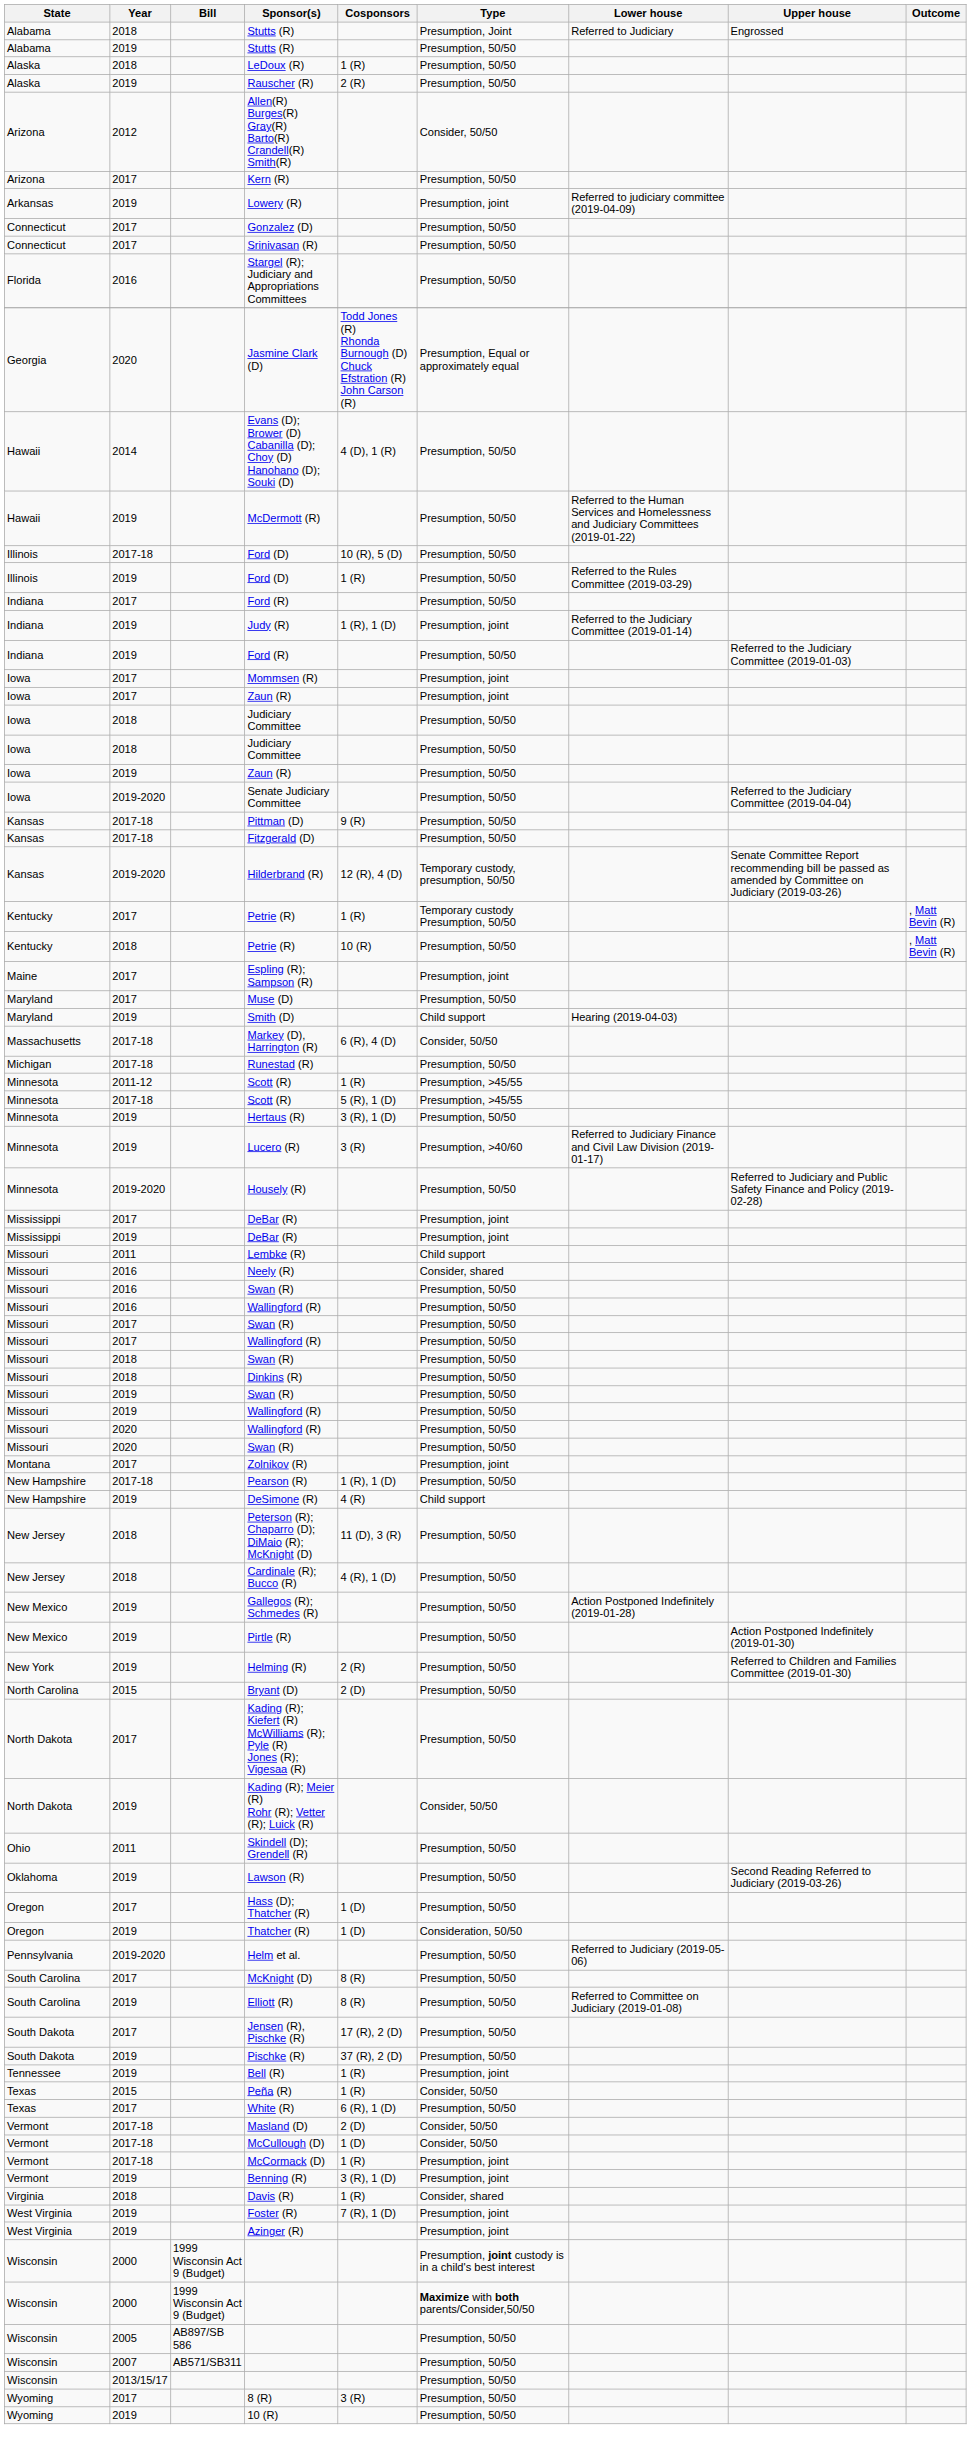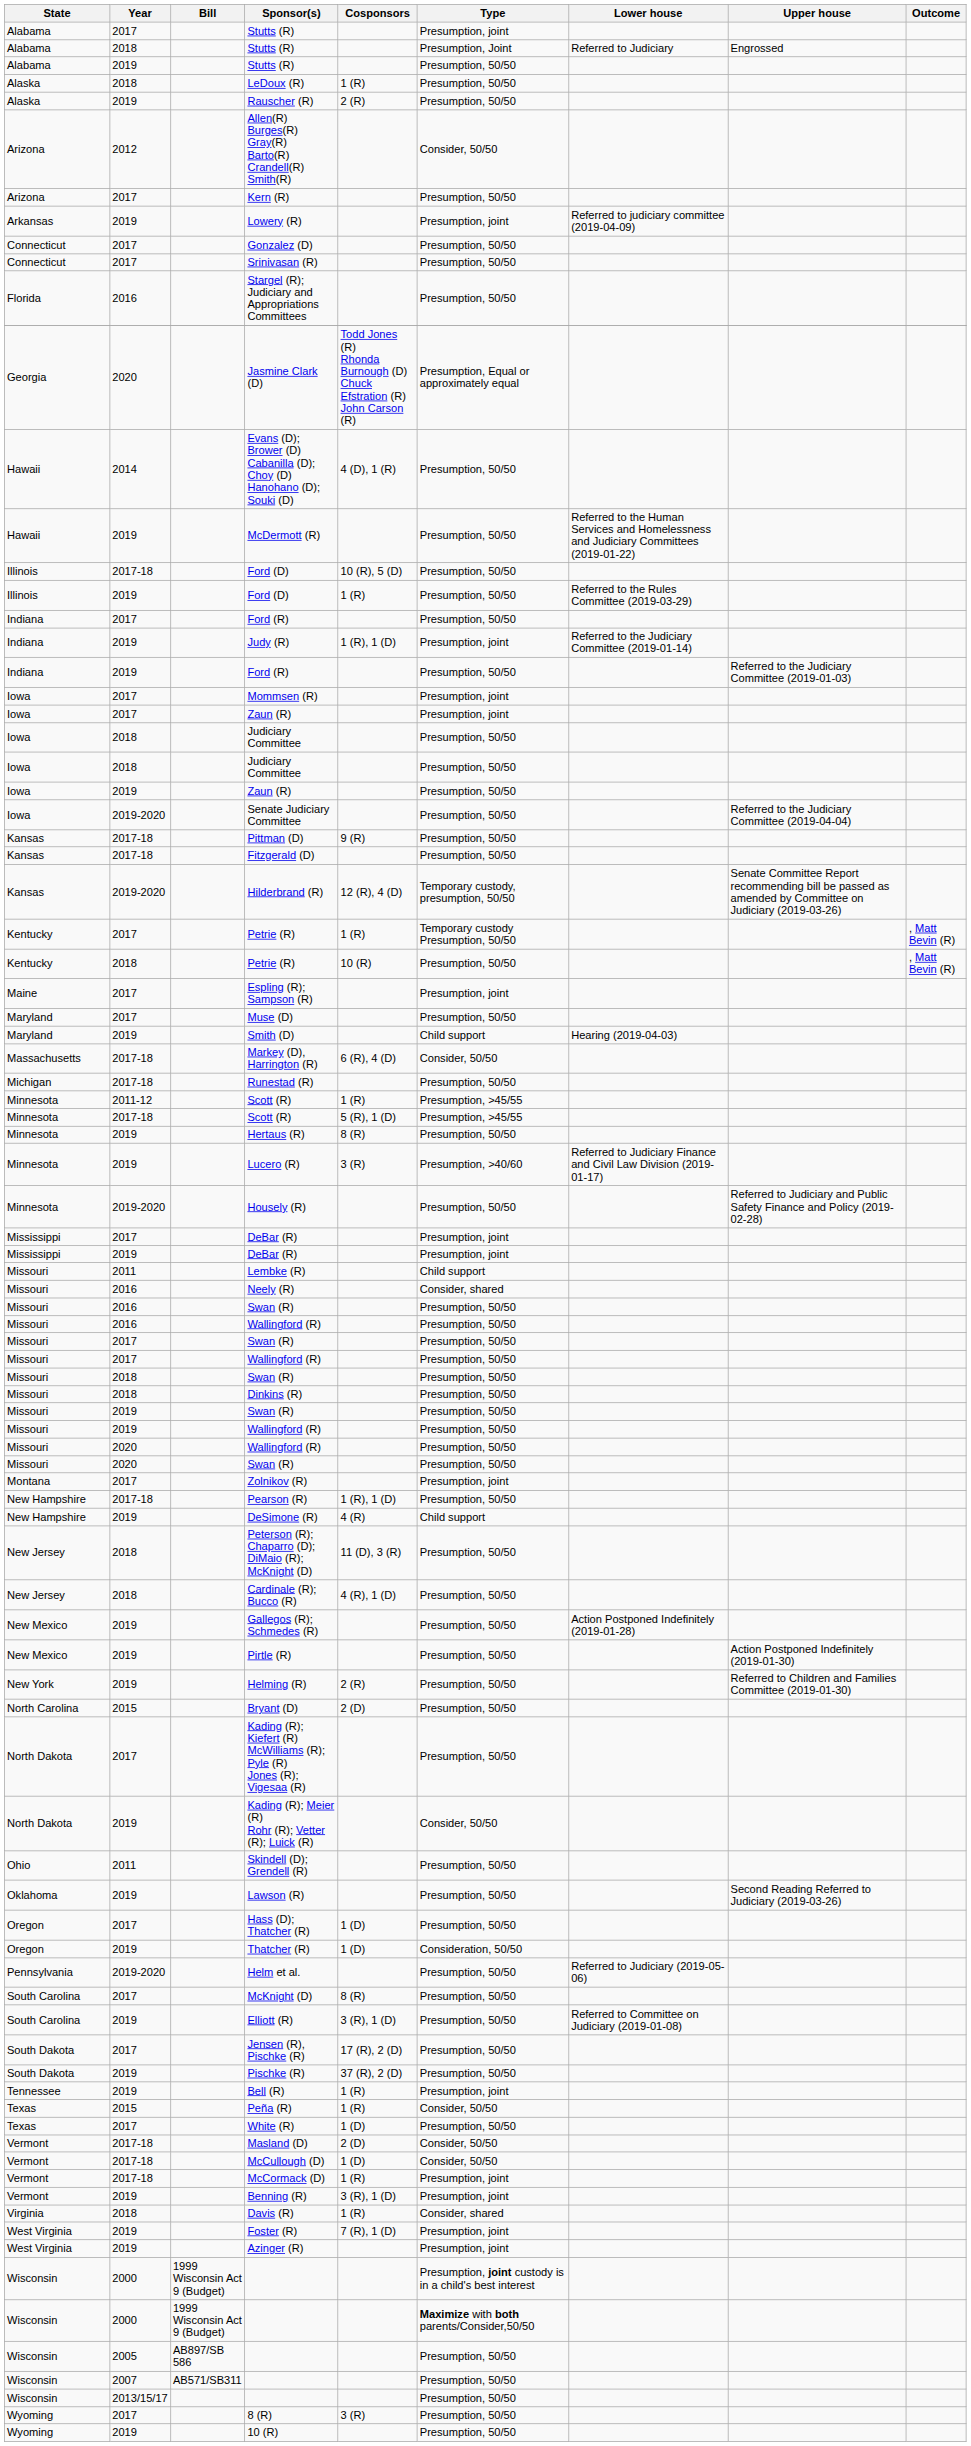+ row: (125, 31)
(368, 1118) 3 (R), 1 (D) -> (353, 1135) 8 (R)
(353, 2003) 8 (R) -> (368, 2020) 3 (R), 1 (D)
(368, 2109) 6 (R), 1 (D) -> (353, 2126) 1 (D)
